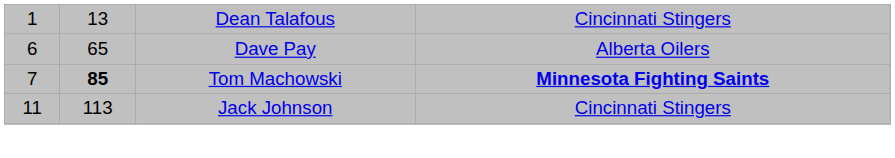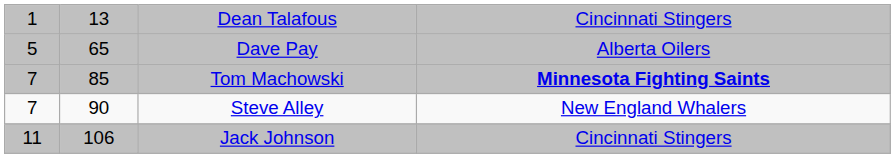(32, 49) 6 -> (32, 49) 5
(98, 78) bold -> (99, 78) normal
+ row: (277, 108)
(98, 108) 113 -> (99, 138) 106
